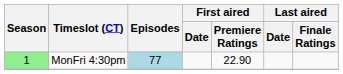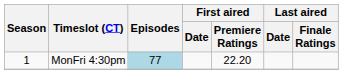(27, 60) lightgreen background -> (27, 60) no background
(237, 60) 22.90 -> (237, 60) 22.20
